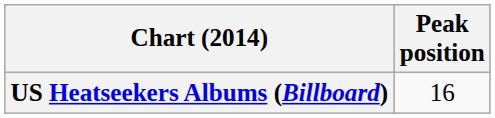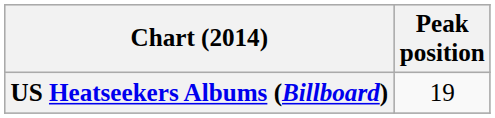(442, 92) 16 -> (442, 92) 19
